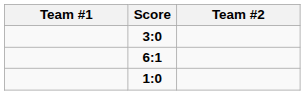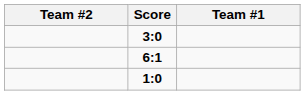columns swapped: (66, 15) <-> (238, 15)
